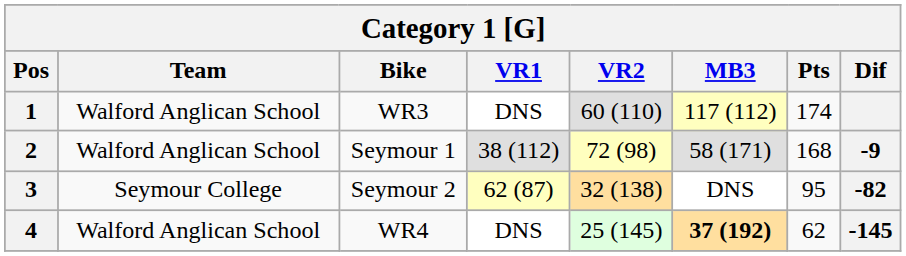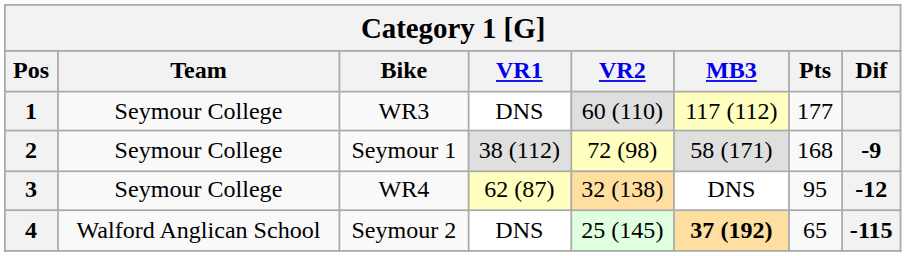(198, 110) Walford Anglican School -> (198, 110) Seymour College
(814, 110) 174 -> (815, 110) 177
(198, 150) Walford Anglican School -> (198, 150) Seymour College
(403, 189) Seymour 2 -> (404, 189) WR4
(871, 189) -82 -> (871, 189) -12
(403, 229) WR4 -> (404, 229) Seymour 2
(814, 229) 62 -> (815, 229) 65
(871, 229) -145 -> (871, 229) -115
